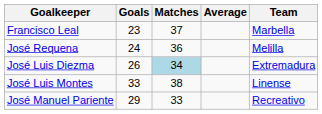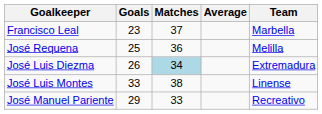(134, 48) 24 -> (134, 48) 25
